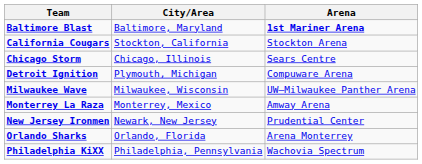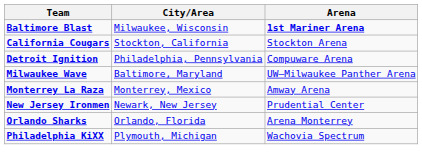(168, 28) Baltimore, Maryland -> (171, 28) Milwaukee, Wisconsin
- row: (44, 58)
(165, 74) Plymouth, Michigan -> (188, 58) Philadelphia, Pennsylvania
(171, 89) Milwaukee, Wisconsin -> (168, 74) Baltimore, Maryland
(188, 151) Philadelphia, Pennsylvania -> (165, 136) Plymouth, Michigan
